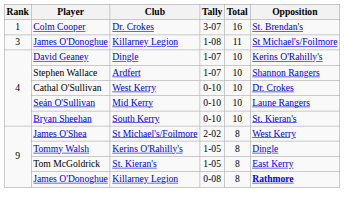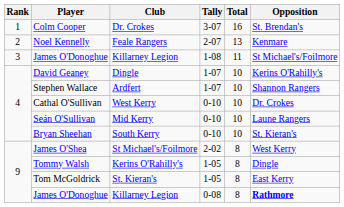+ row: (61, 42)
